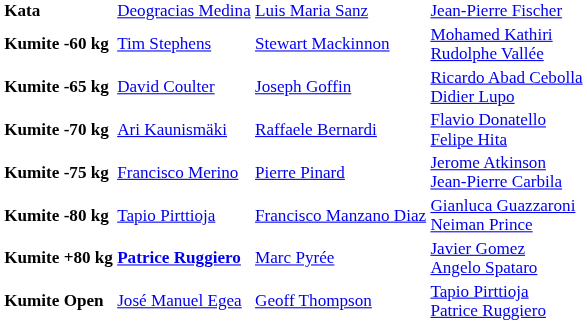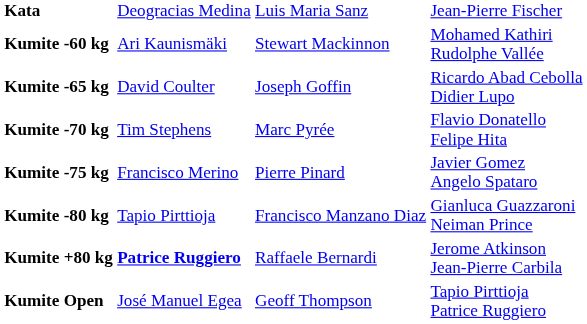(164, 43) Tim Stephens -> (172, 43) Ari Kaunismäki
(172, 129) Ari Kaunismäki -> (164, 129) Tim Stephens
(316, 129) Raffaele Bernardi -> (295, 129) Marc Pyrée
(496, 172) Jerome Atkinson Jean-Pierre Carbila -> (484, 172) Javier Gomez Angelo Spataro
(295, 257) Marc Pyrée -> (316, 257) Raffaele Bernardi
(484, 257) Javier Gomez Angelo Spataro -> (496, 257) Jerome Atkinson Jean-Pierre Carbila
